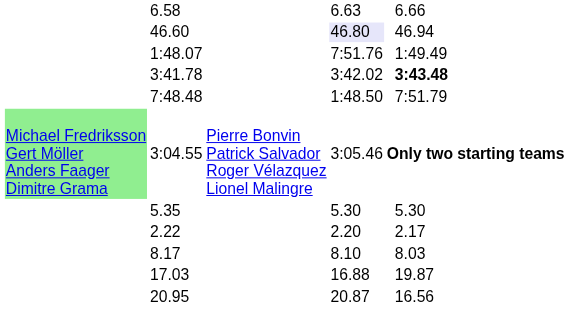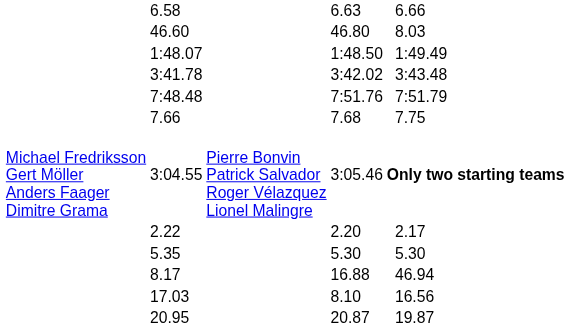(350, 32) lavender background -> (350, 32) no background
(414, 32) 46.94 -> (410, 32) 8.03
(357, 53) 7:51.76 -> (357, 53) 1:48.50
(421, 75) bold -> (421, 75) normal
(357, 97) 1:48.50 -> (357, 97) 7:51.76
+ row: (165, 118)
(76, 162) lightgreen background -> (76, 184) no background
rows swapped: (165, 232) <-> (165, 210)
(346, 253) 8.10 -> (350, 275) 16.88
(410, 253) 8.03 -> (415, 275) 46.94
(350, 275) 16.88 -> (346, 296) 8.10
(414, 275) 19.87 -> (415, 296) 16.56
(414, 296) 16.56 -> (415, 318) 19.87
